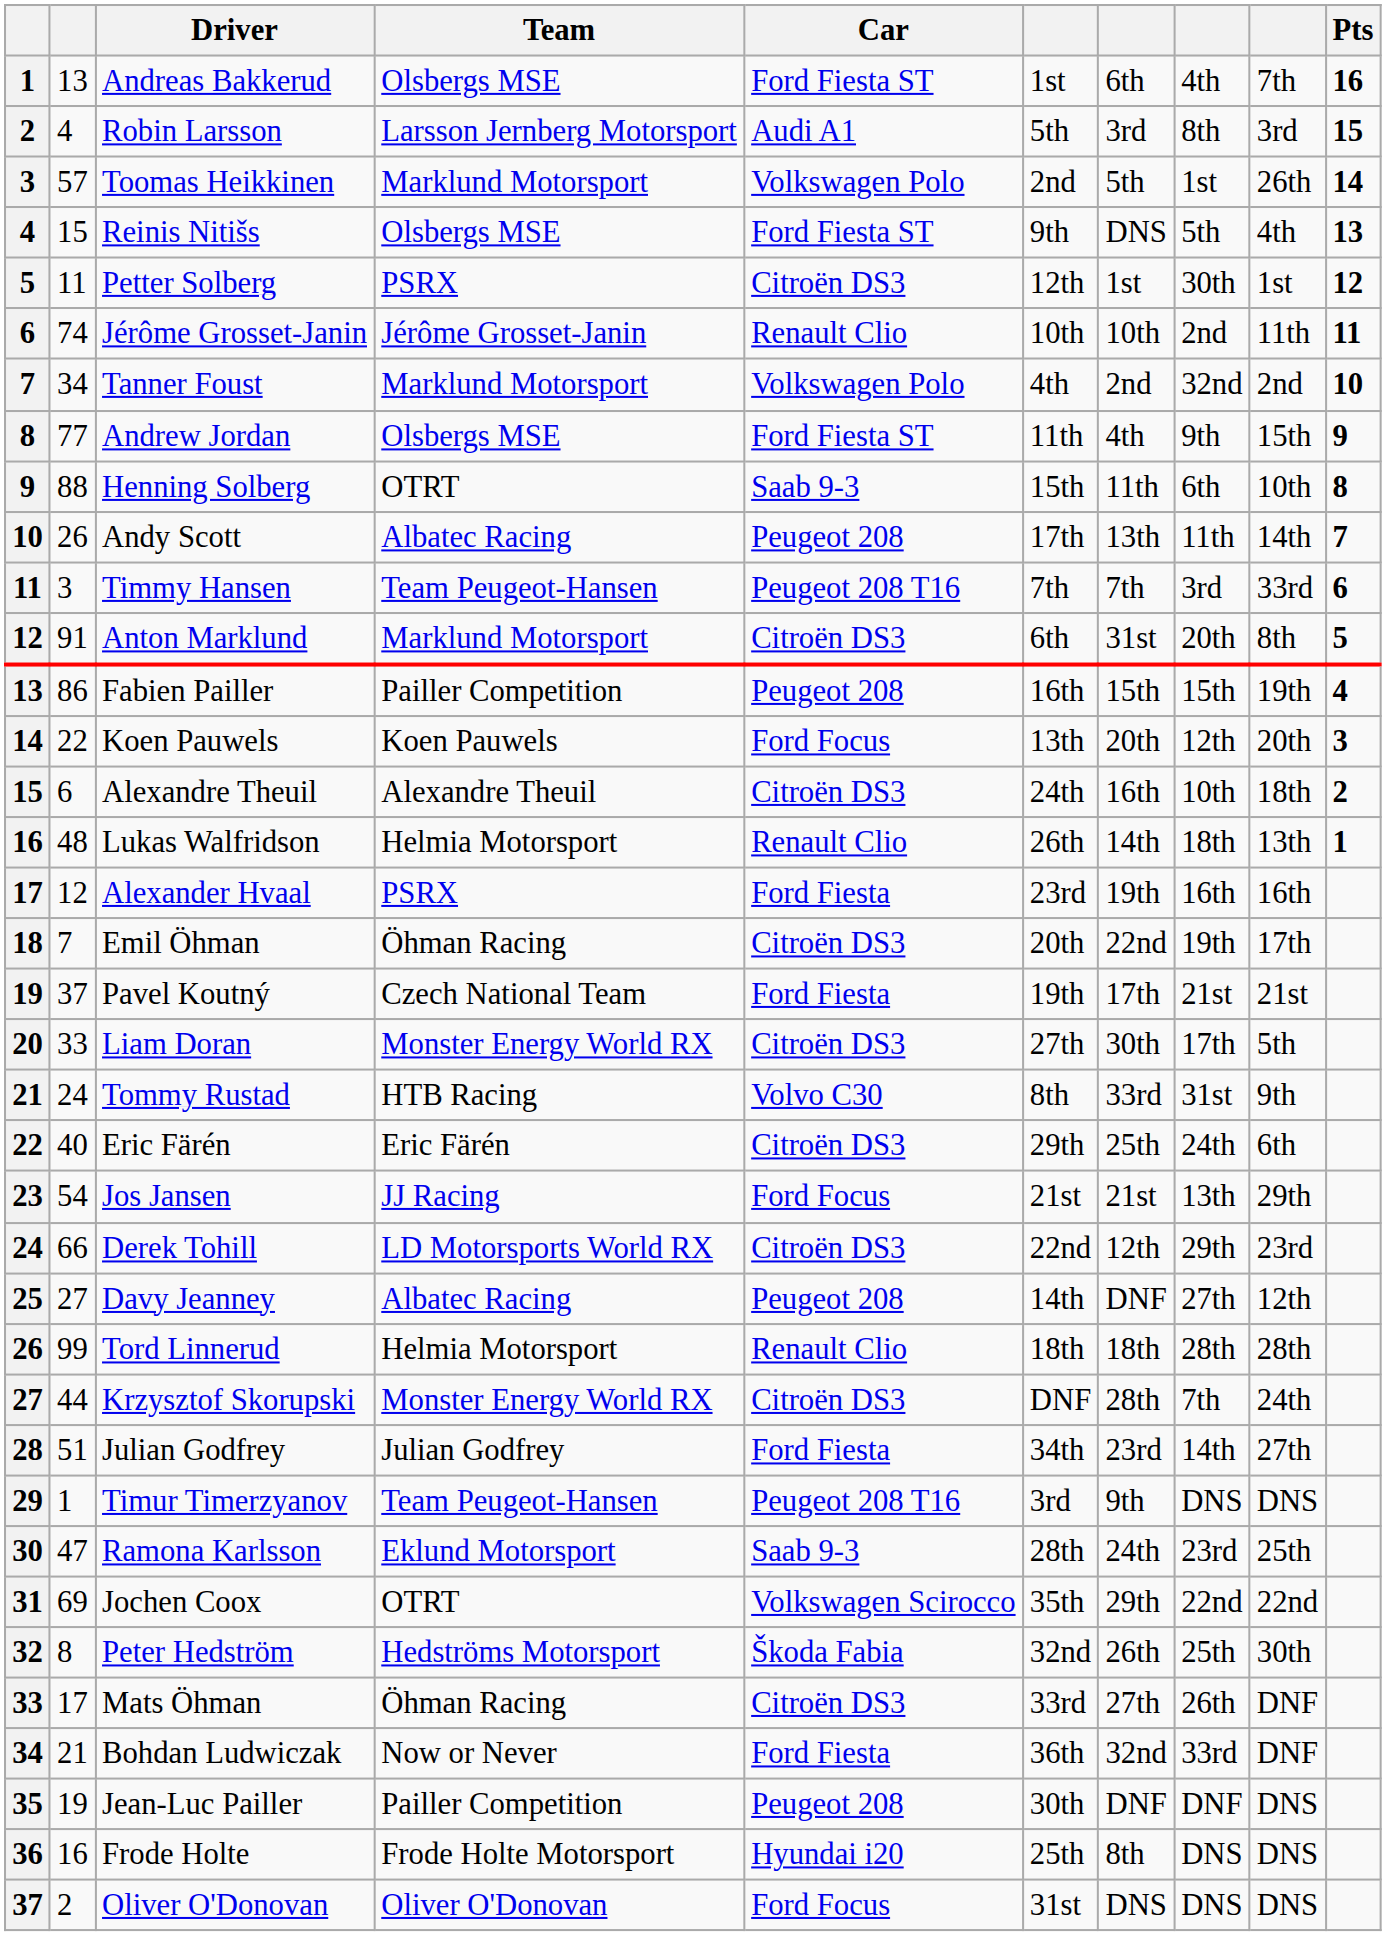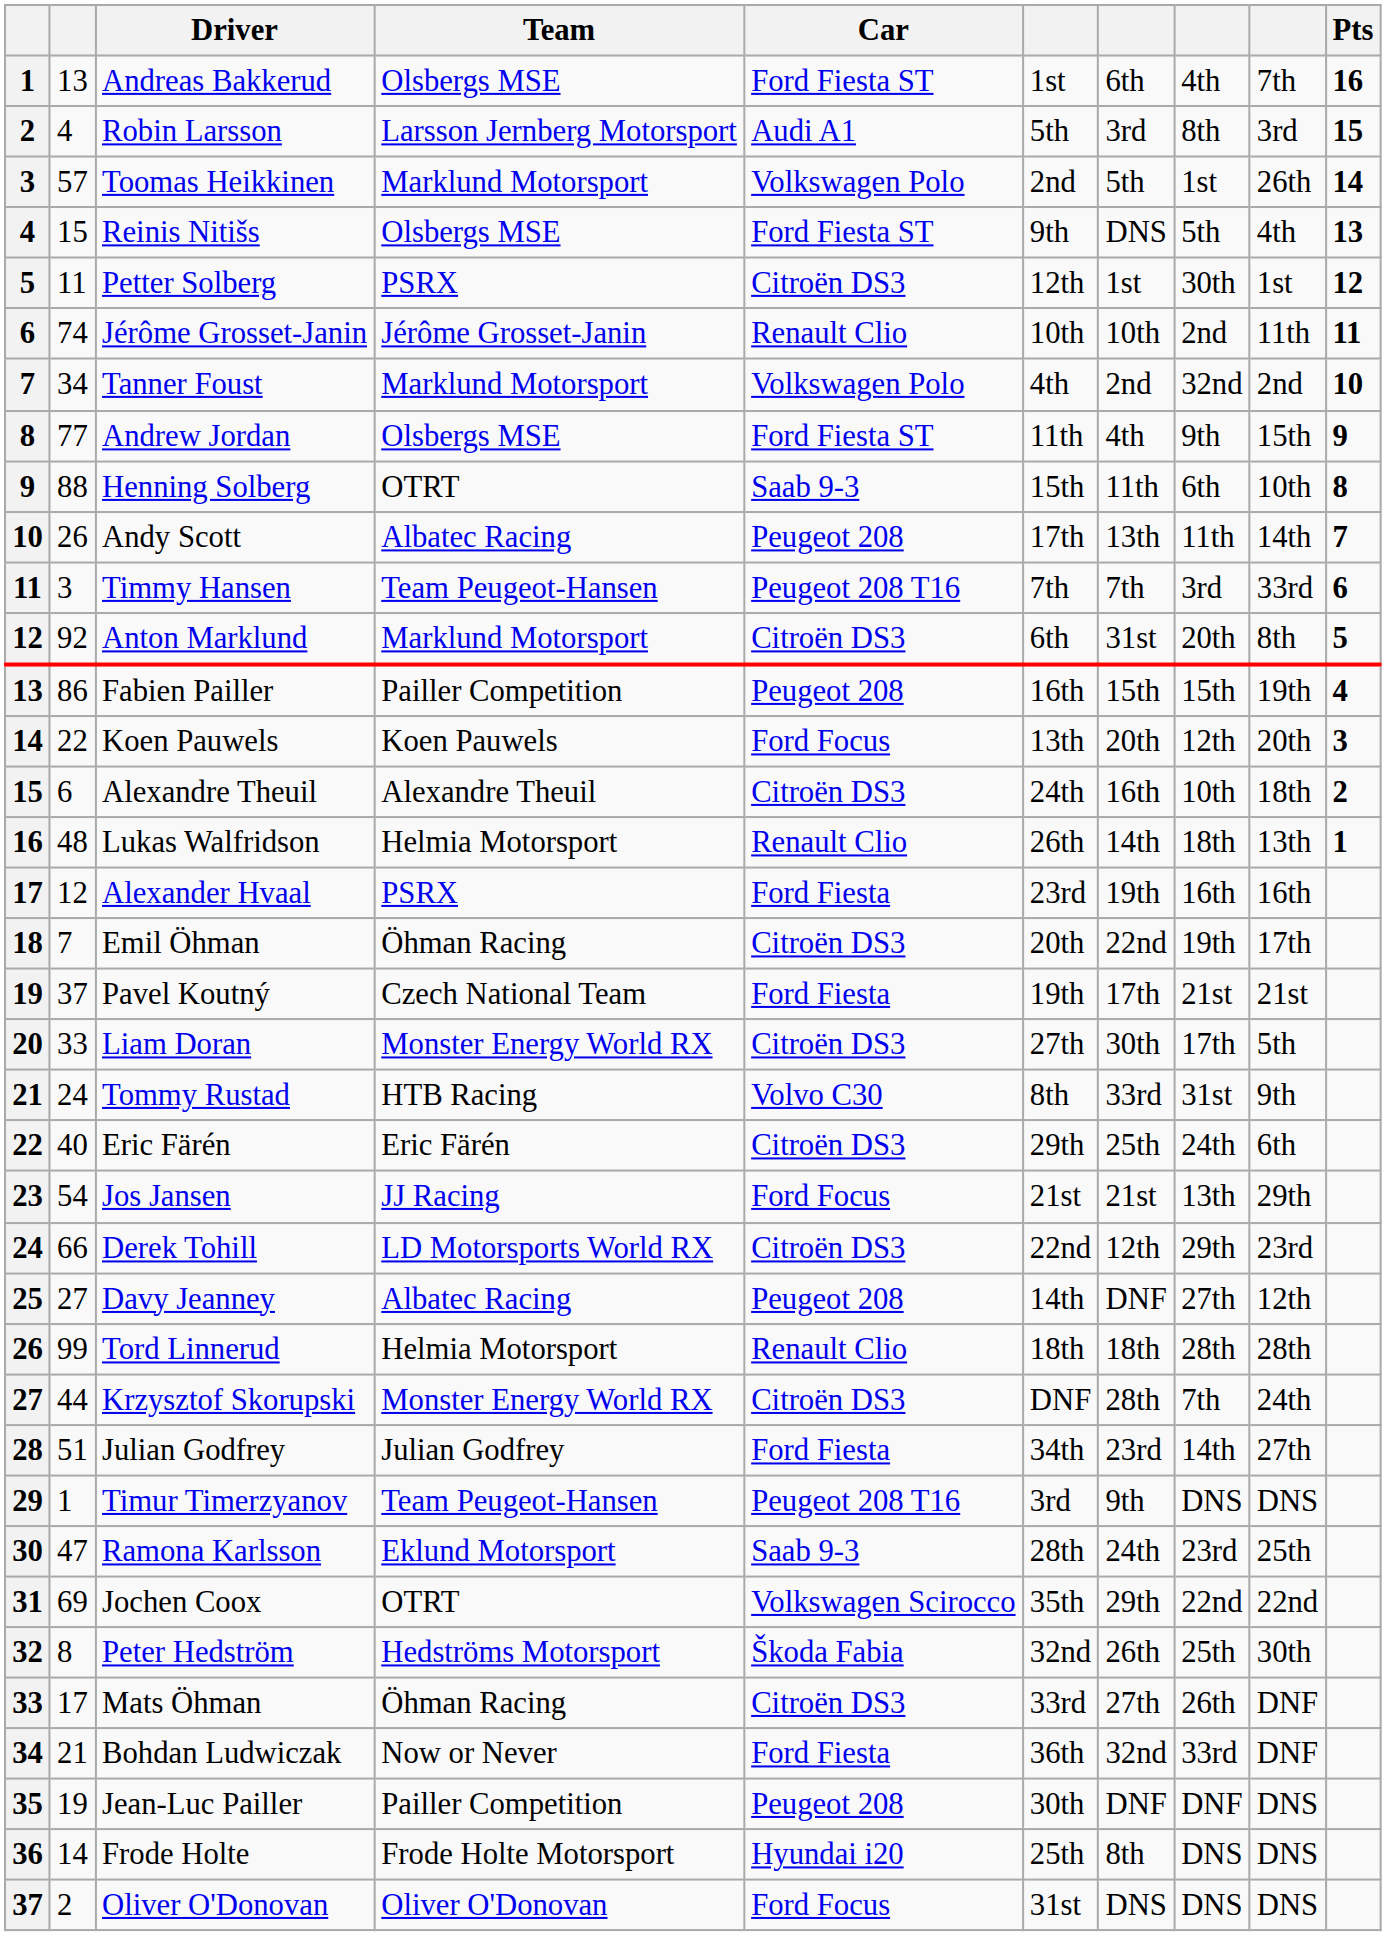(72, 637) 91 -> (72, 637) 92
(72, 1854) 16 -> (72, 1854) 14
